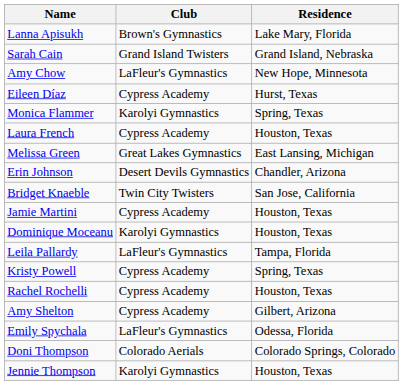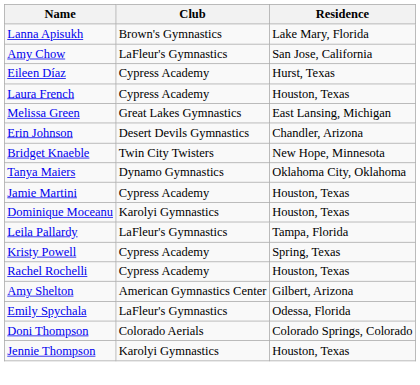- row: (35, 53)
(311, 73) New Hope, Minnesota -> (322, 53) San Jose, California
- row: (50, 113)
(305, 192) San Jose, California -> (328, 152) New Hope, Minnesota
+ row: (41, 172)
(164, 311) Cypress Academy -> (193, 291) American Gymnastics Center
